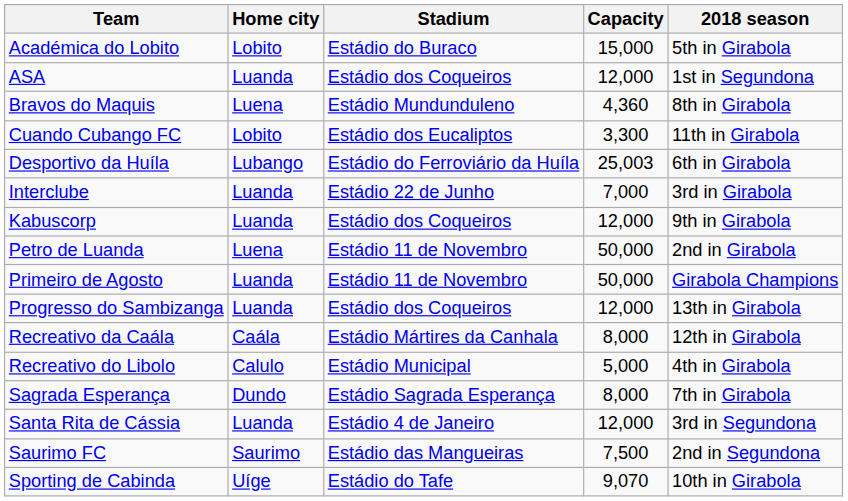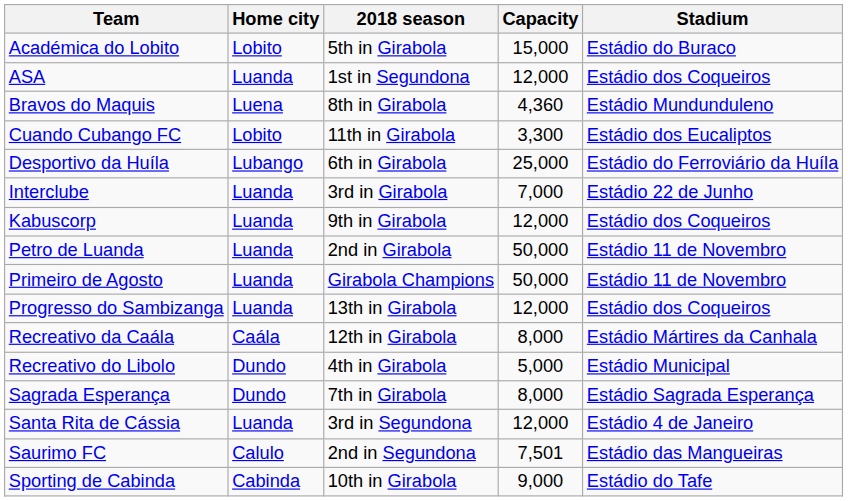columns swapped: (453, 18) <-> (755, 18)
(626, 163) 25,003 -> (540, 163) 25,000
(258, 250) Luena -> (263, 250) Luanda
(258, 366) Calulo -> (259, 366) Dundo
(266, 452) Saurimo -> (258, 452) Calulo
(626, 452) 7,500 -> (540, 452) 7,501
(251, 481) Uíge -> (266, 481) Cabinda
(626, 481) 9,070 -> (540, 481) 9,000
